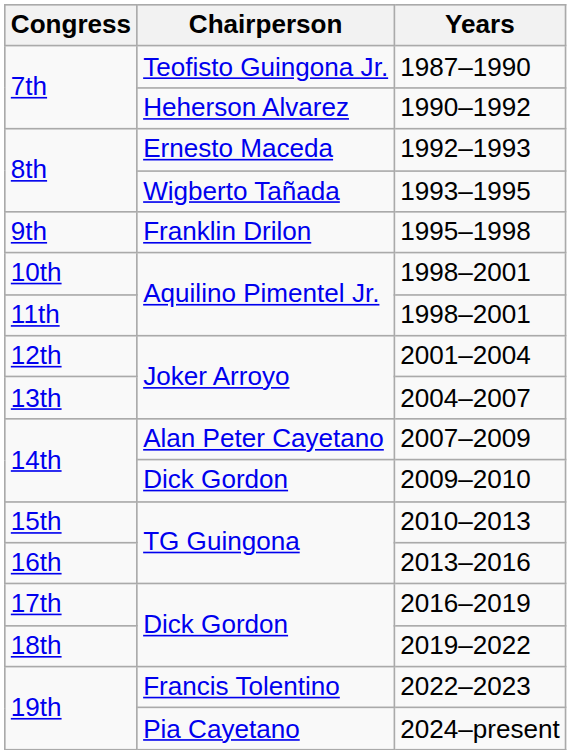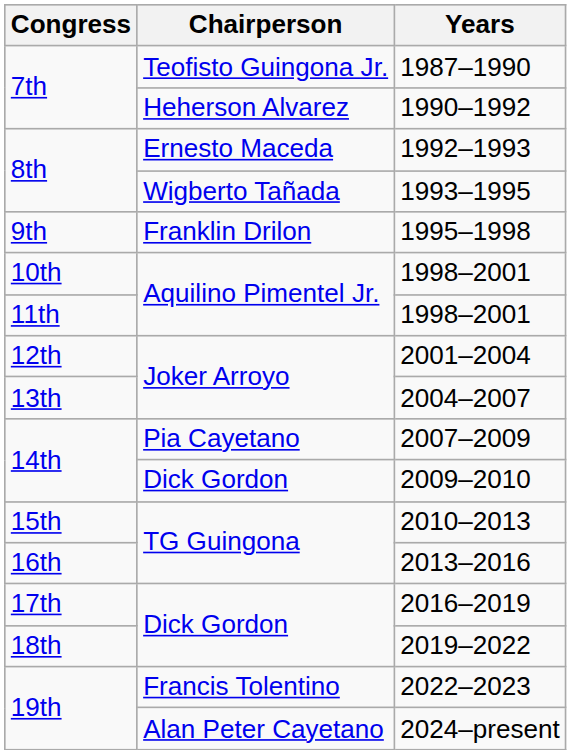(263, 438) Alan Peter Cayetano -> (221, 438) Pia Cayetano
(221, 728) Pia Cayetano -> (263, 728) Alan Peter Cayetano
